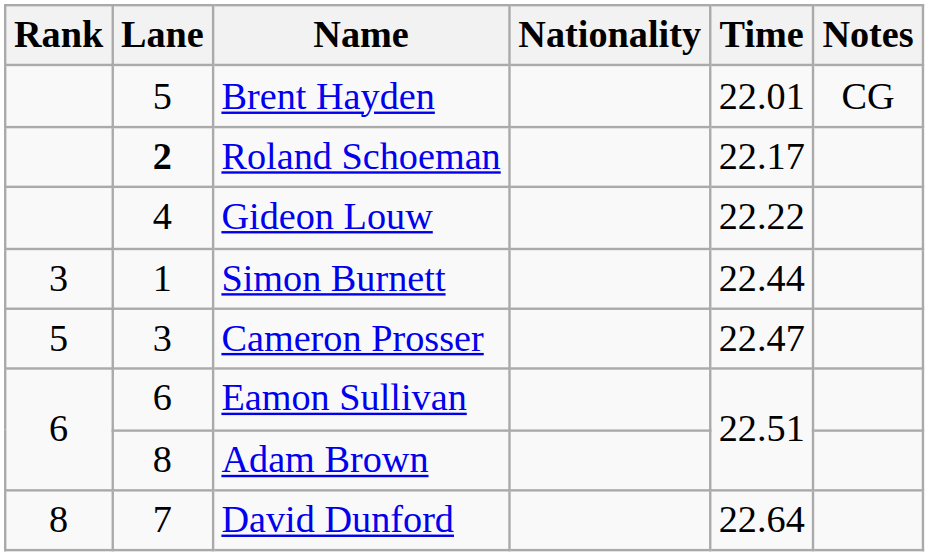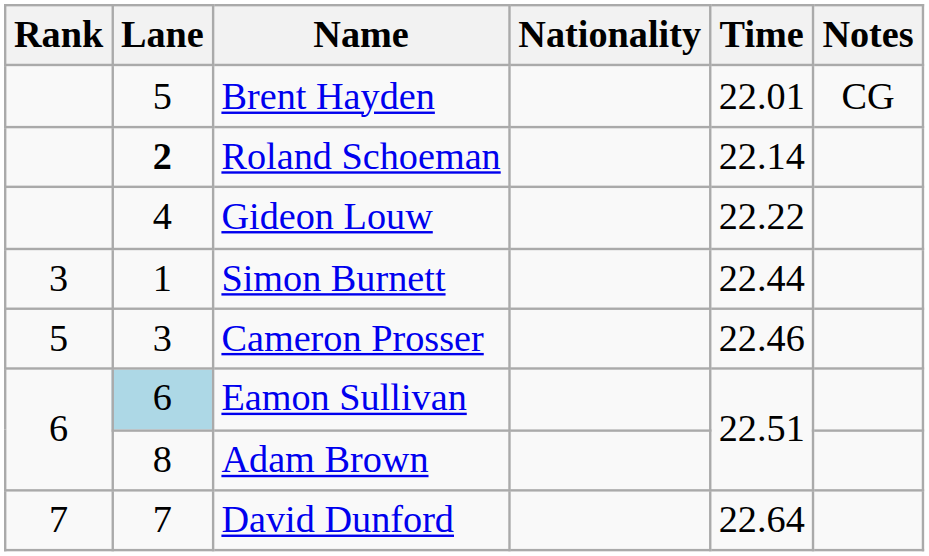(762, 156) 22.17 -> (762, 156) 22.14
(762, 338) 22.47 -> (762, 338) 22.46
(162, 398) no background -> (162, 398) lightblue background
(59, 519) 8 -> (59, 519) 7
